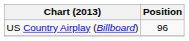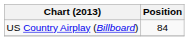(163, 28) 96 -> (163, 28) 84
